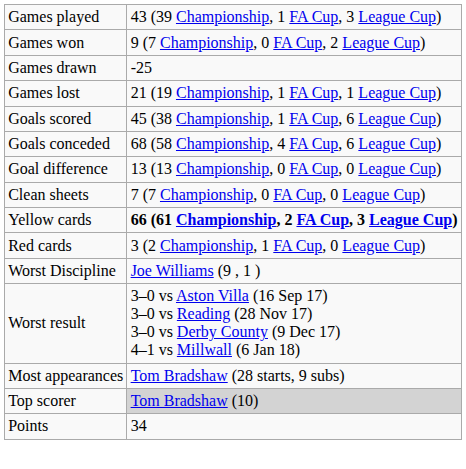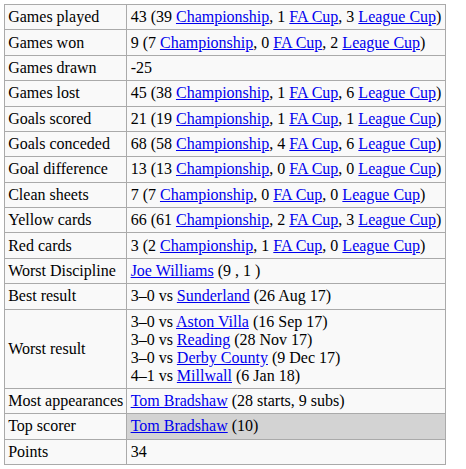(286, 93) 21 (19 Championship, 1 FA Cup, 1 League Cup) -> (286, 93) 45 (38 Championship, 1 FA Cup, 6 League Cup)
(286, 118) 45 (38 Championship, 1 FA Cup, 6 League Cup) -> (286, 118) 21 (19 Championship, 1 FA Cup, 1 League Cup)
(294, 220) bold -> (286, 220) normal
+ row: (42, 296)
